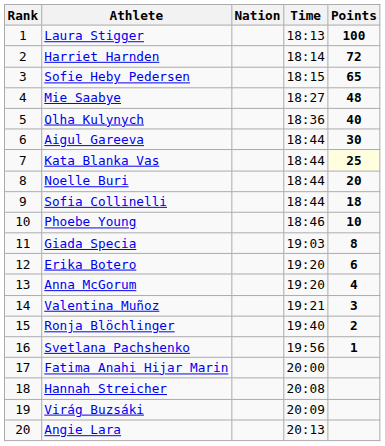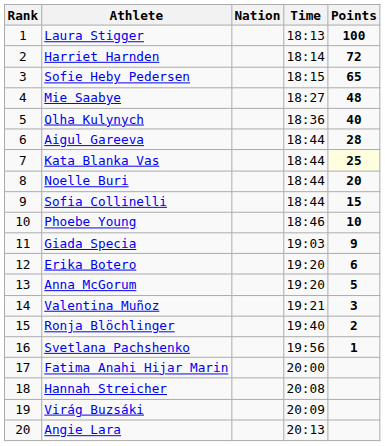(354, 139) 30 -> (354, 139) 28
(354, 202) 18 -> (354, 202) 15
(354, 243) 8 -> (354, 243) 9
(354, 285) 4 -> (354, 285) 5
